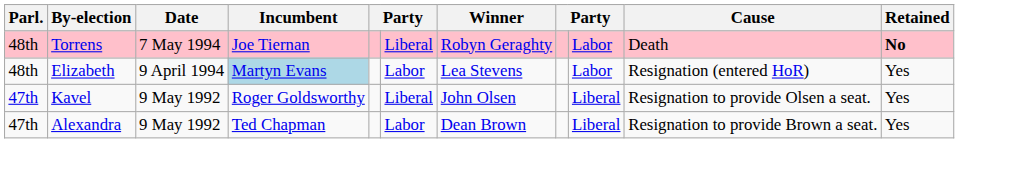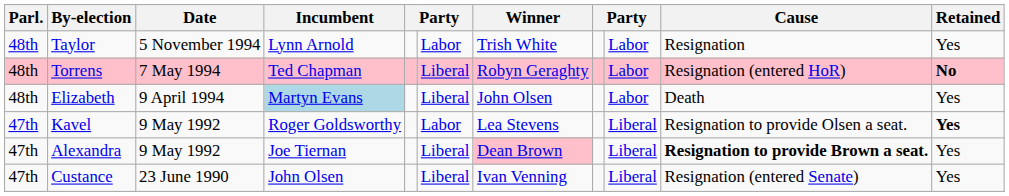+ row: (73, 44)
(271, 44) Joe Tiernan -> (315, 71) Ted Chapman
(648, 44) Death -> (755, 71) Resignation (entered HoR)
(405, 71) Labor -> (445, 97) Liberal
(482, 71) Lea Stevens -> (515, 97) John Olsen
(719, 71) Resignation (entered HoR) -> (685, 97) Death
(409, 97) Liberal -> (441, 124) Labor
(478, 97) John Olsen -> (518, 124) Lea Stevens
(897, 97) normal -> (948, 124) bold
(279, 124) Ted Chapman -> (307, 151) Joe Tiernan
(405, 124) Labor -> (445, 151) Liberal
(483, 124) no background -> (520, 151) pink background
(753, 124) normal -> (796, 151) bold
+ row: (82, 177)
